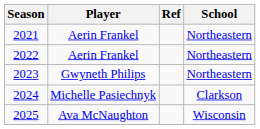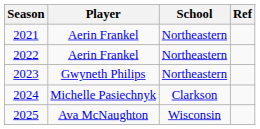columns swapped: (219, 14) <-> (171, 14)
